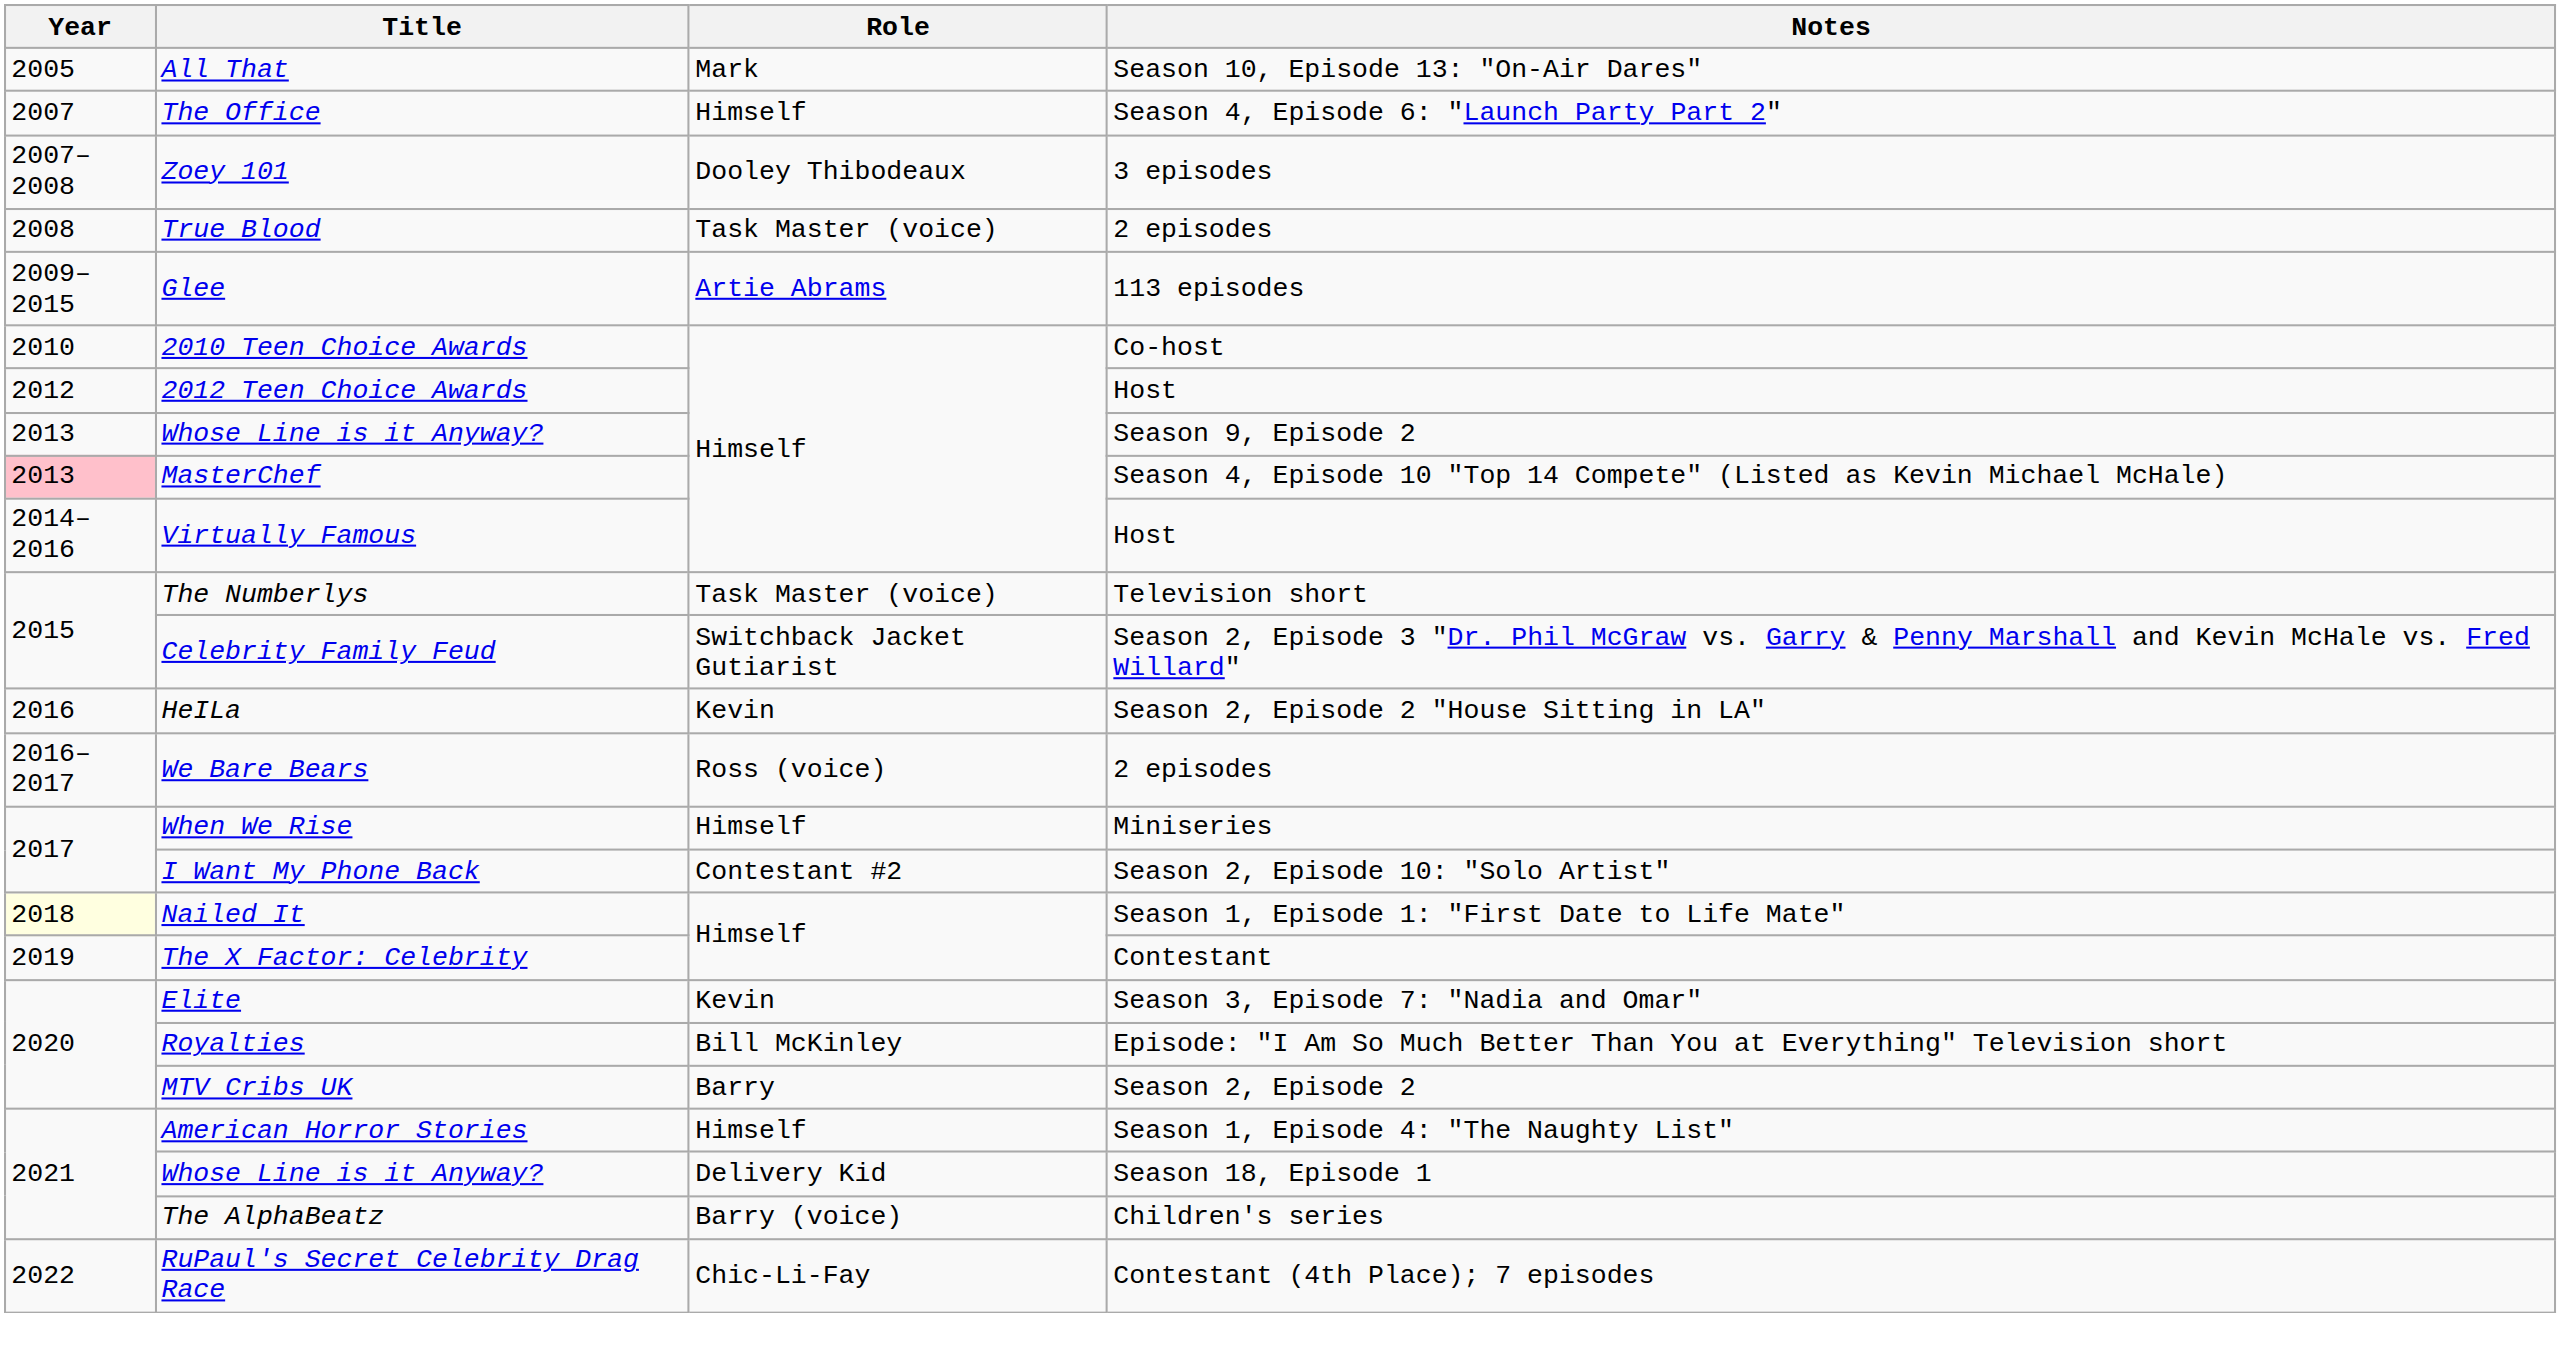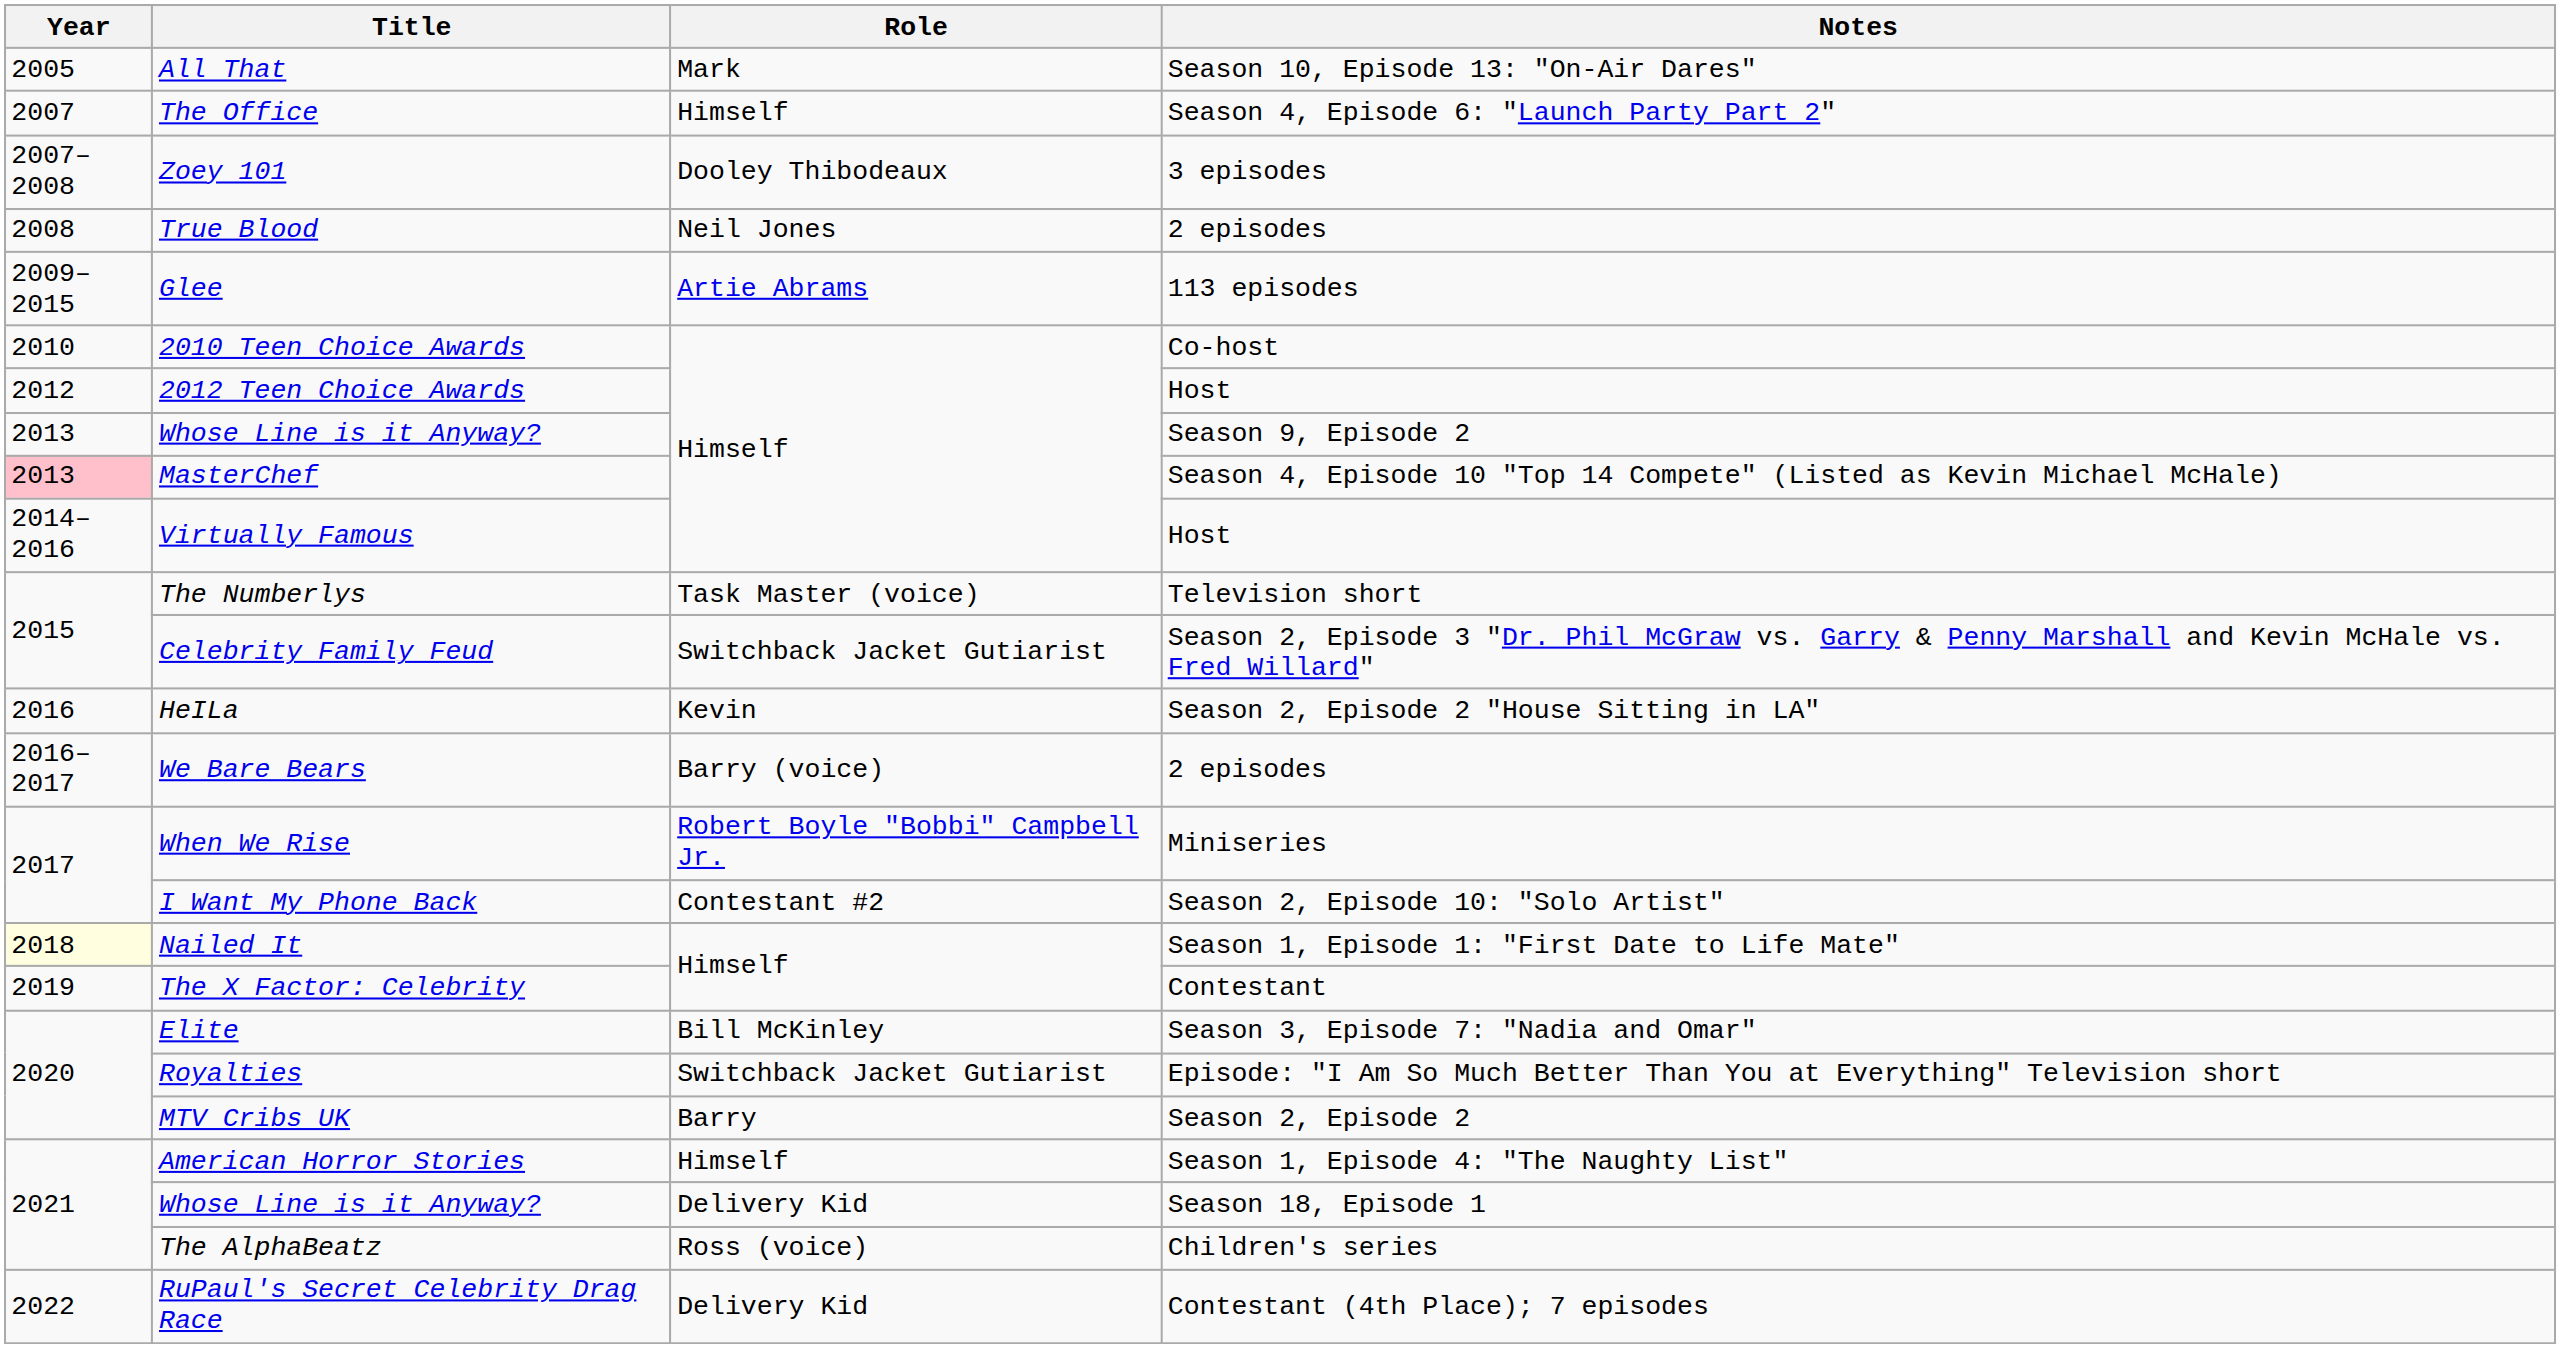(847, 230) Task Master (voice) -> (757, 230) Neil Jones
(791, 769) Ross (voice) -> (781, 769) Barry (voice)
(751, 828) Himself -> (908, 843) Robert Boyle "Bobbi" Campbell Jr.
(735, 1001) Kevin -> (781, 1031) Bill McKinley
(799, 1044) Bill McKinley -> (892, 1075) Switchback Jacket Gutiarist
(799, 1217) Barry (voice) -> (773, 1248) Ross (voice)
(783, 1275) Chic-Li-Fay -> (773, 1306) Delivery Kid
